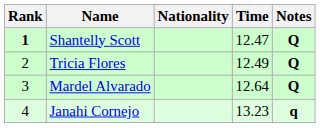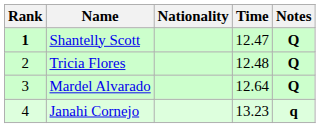(252, 63) 12.49 -> (252, 63) 12.48
